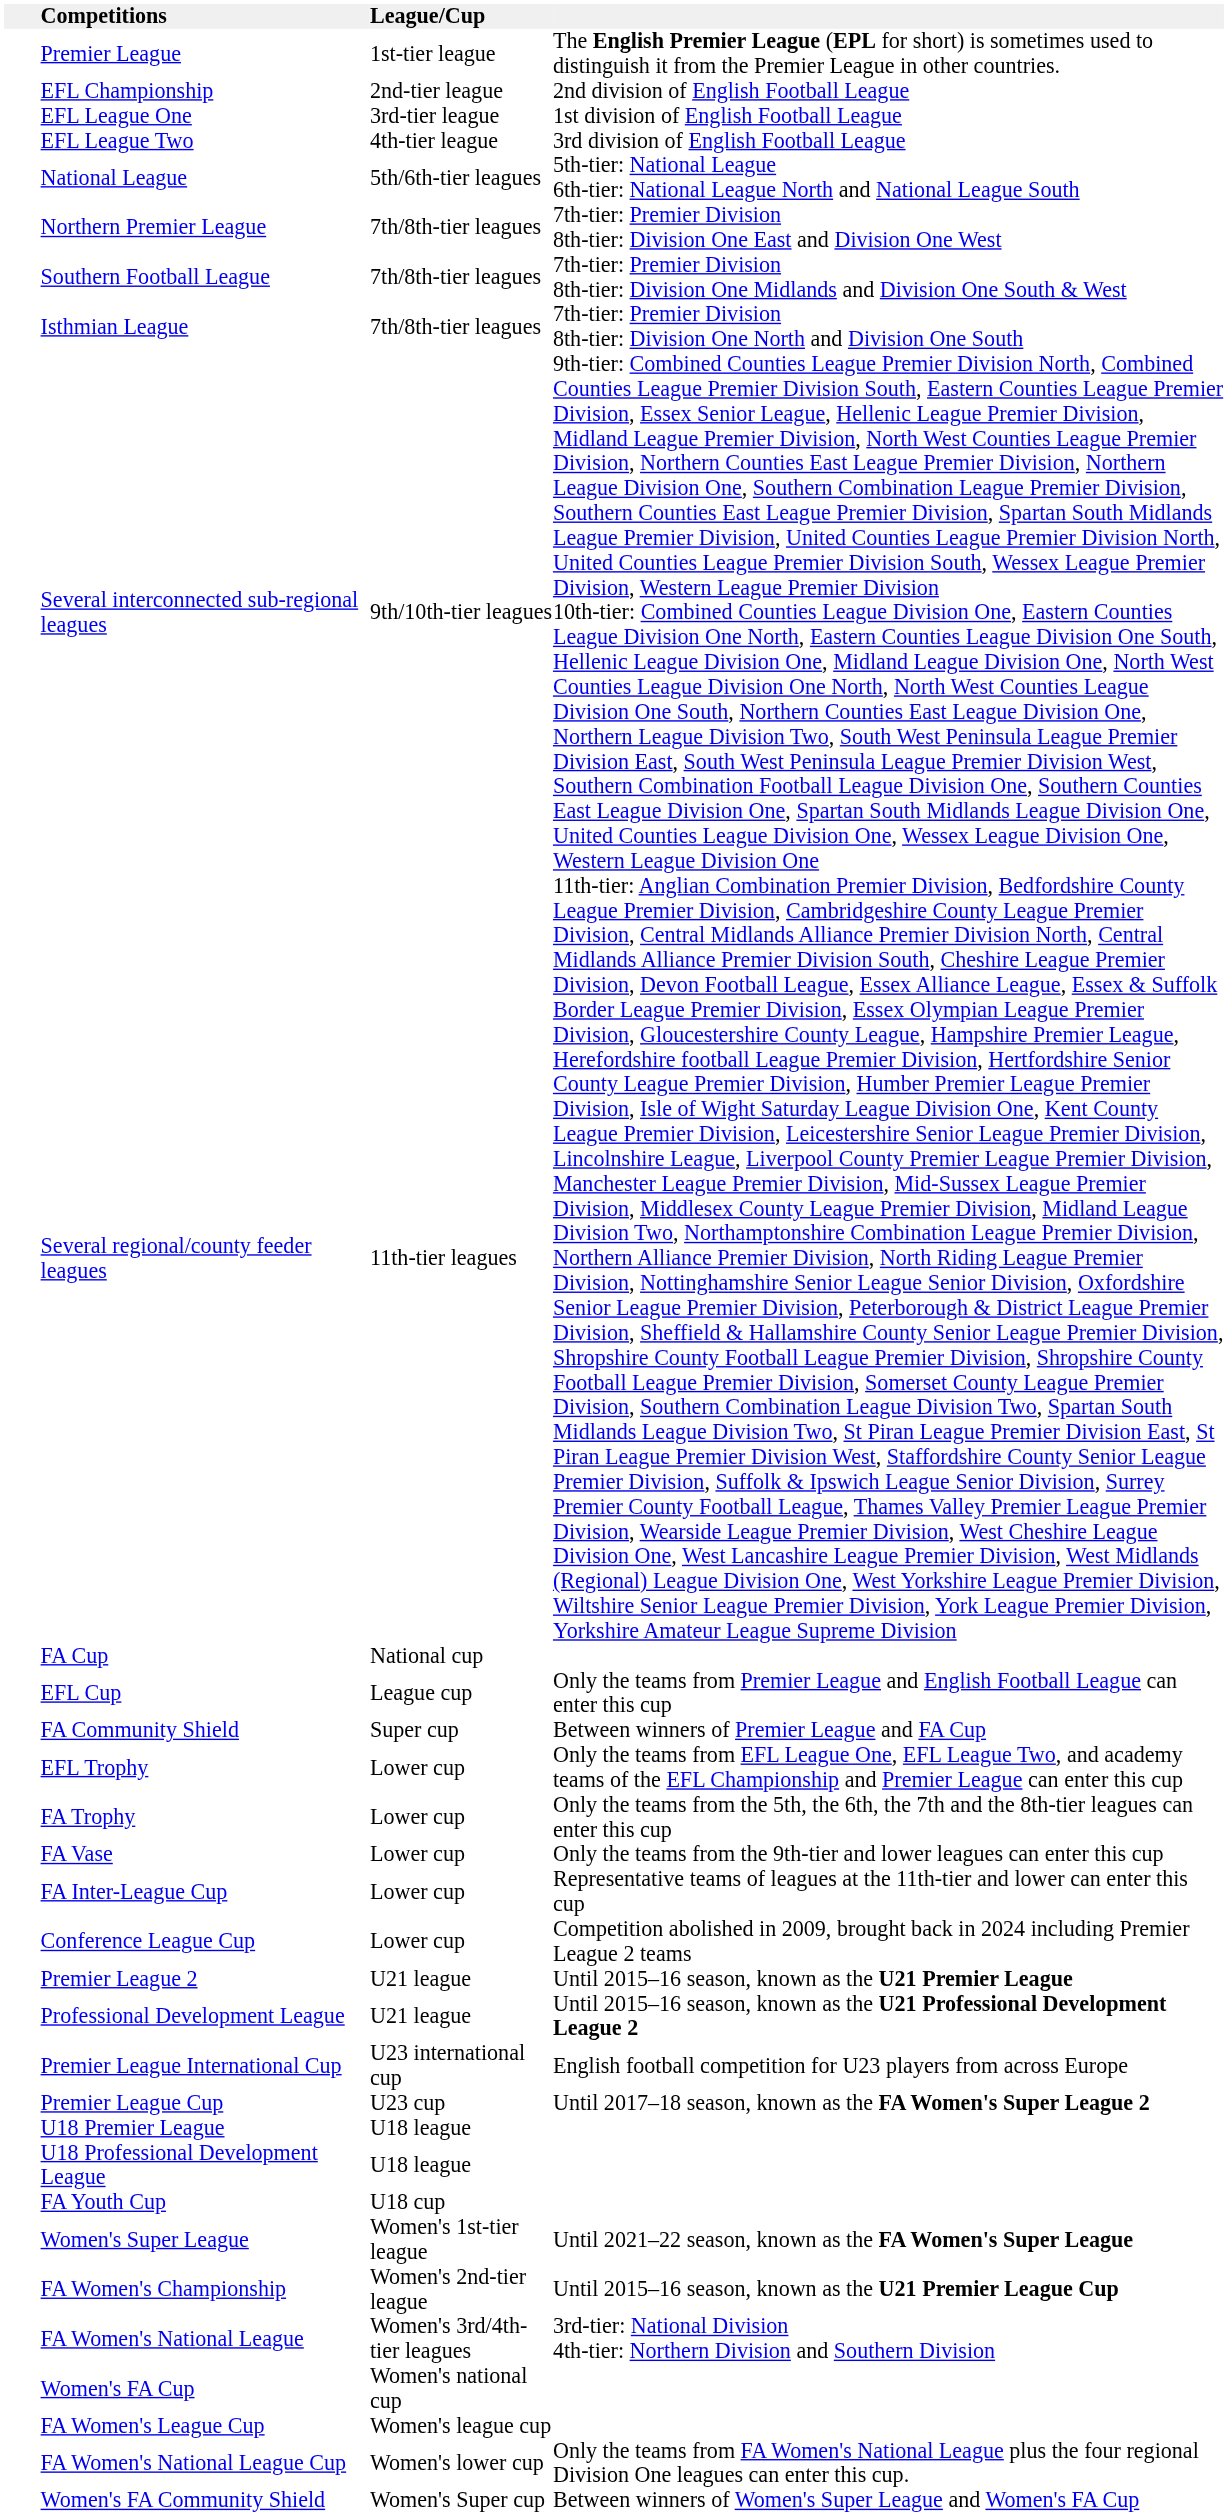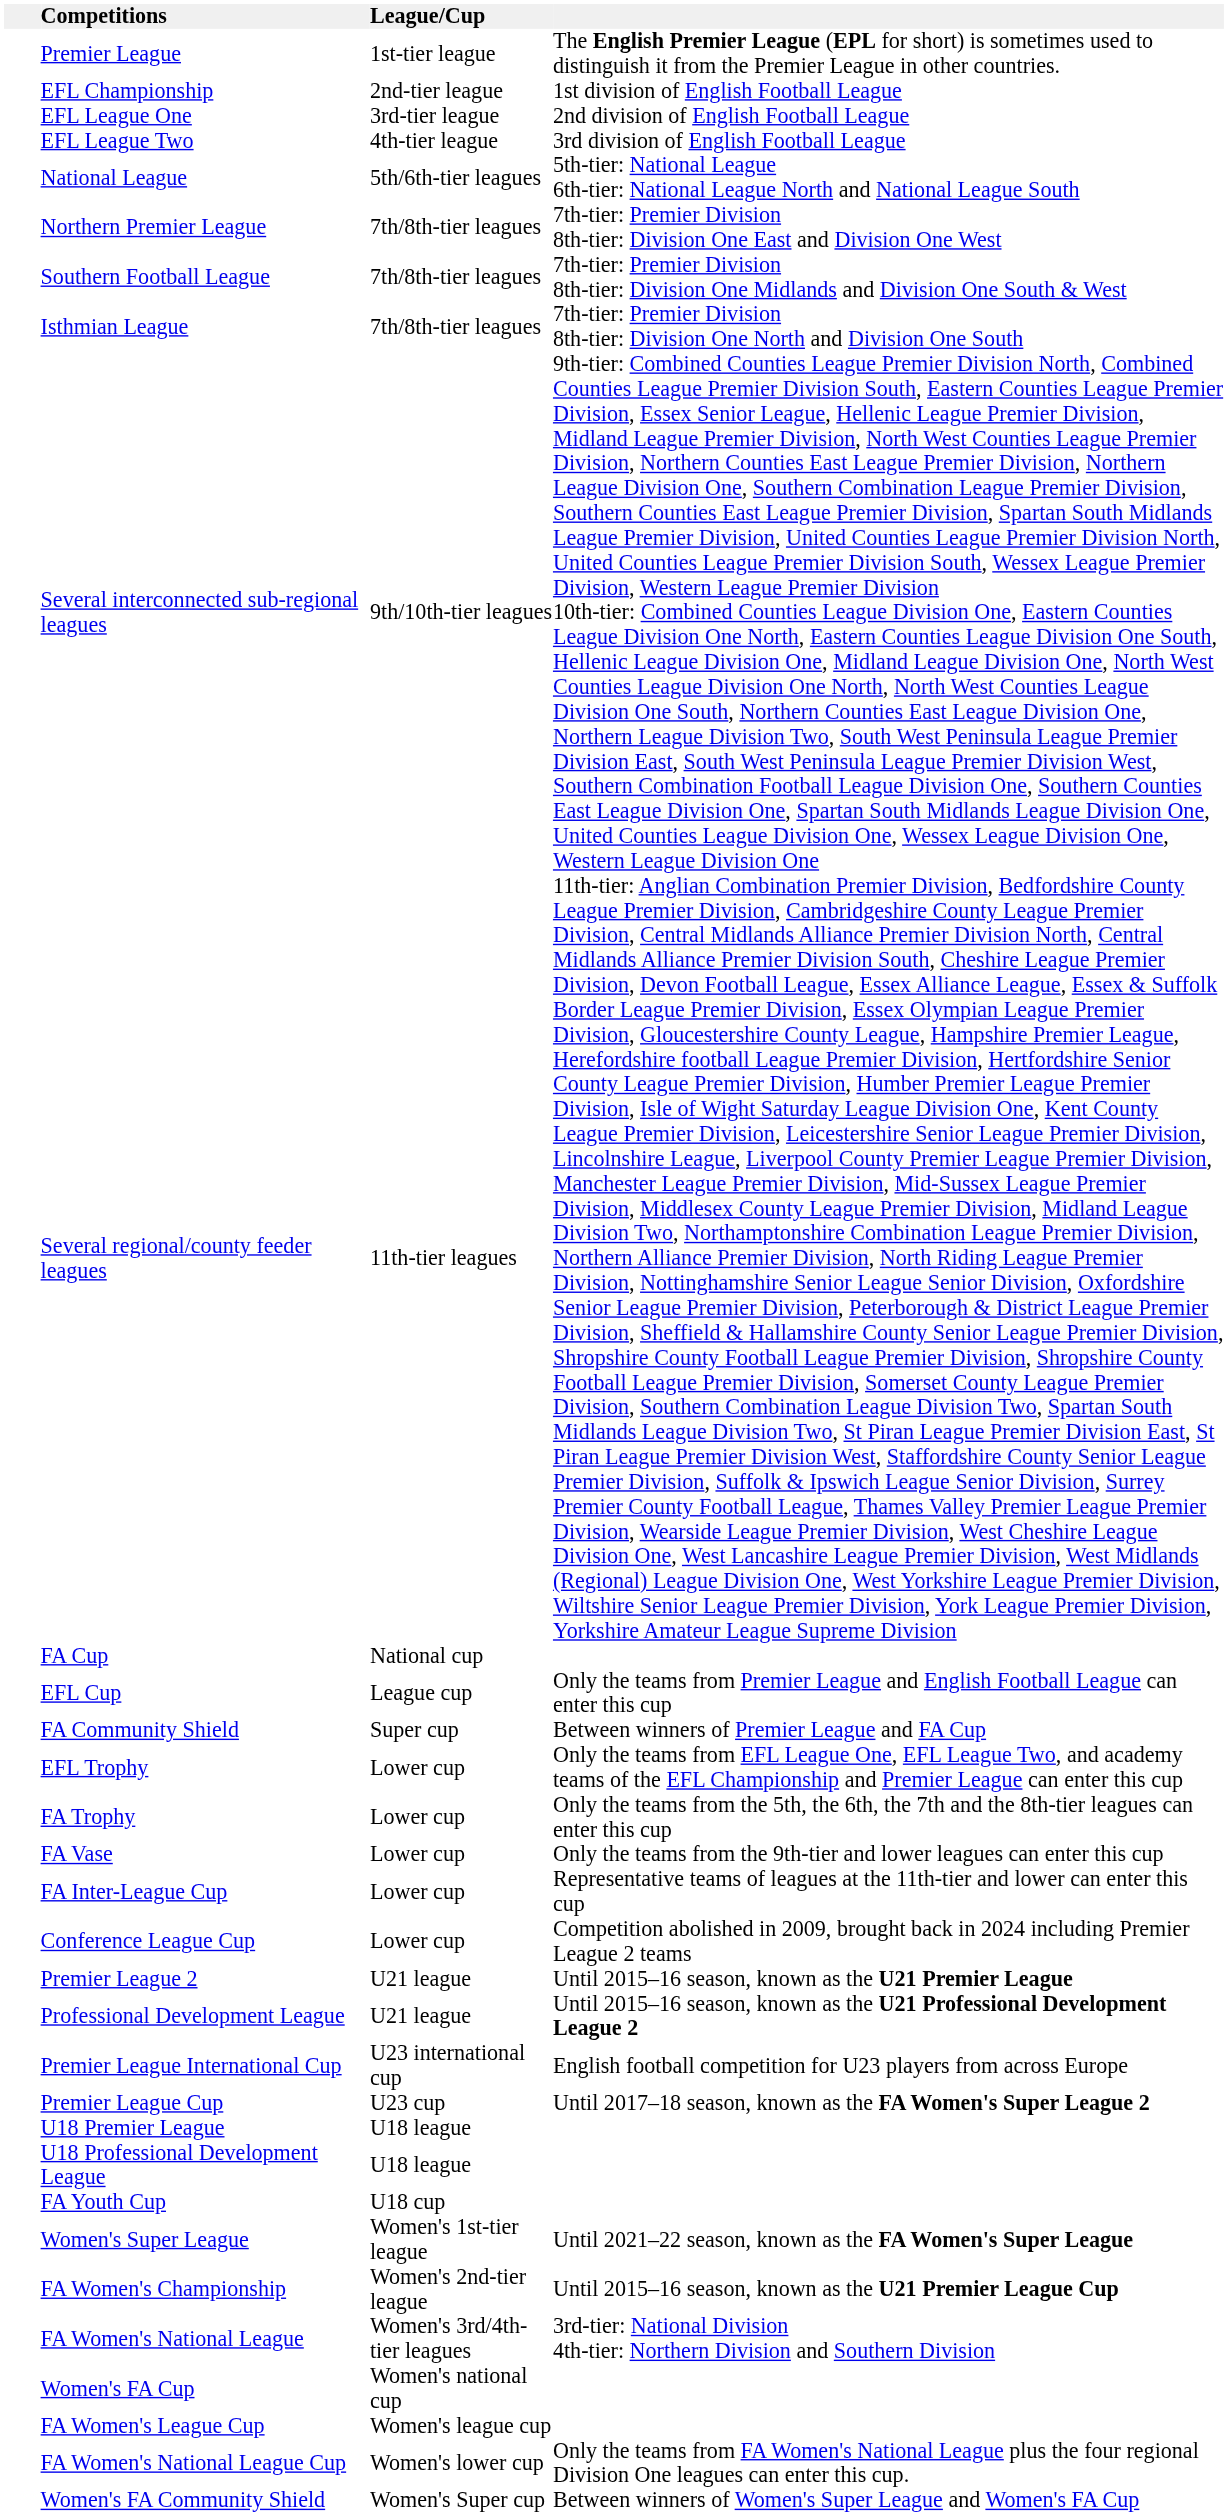(731, 90) 2nd division of English Football League -> (727, 90) 1st division of English Football League
(727, 115) 1st division of English Football League -> (731, 115) 2nd division of English Football League
